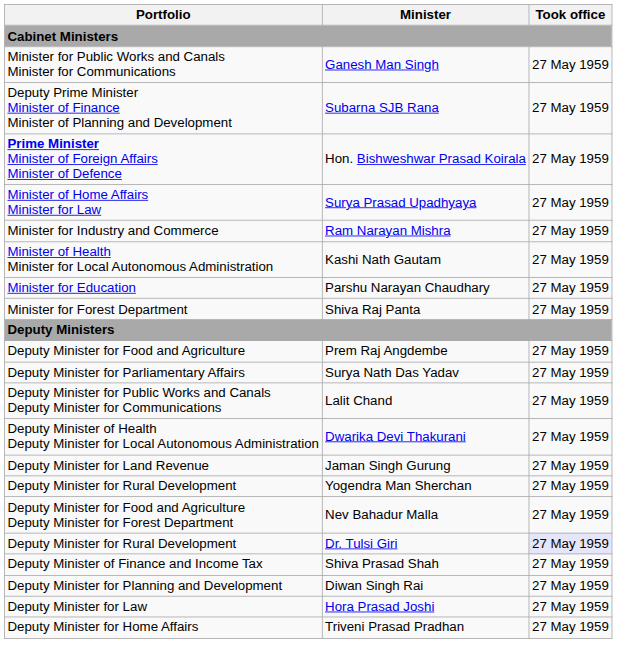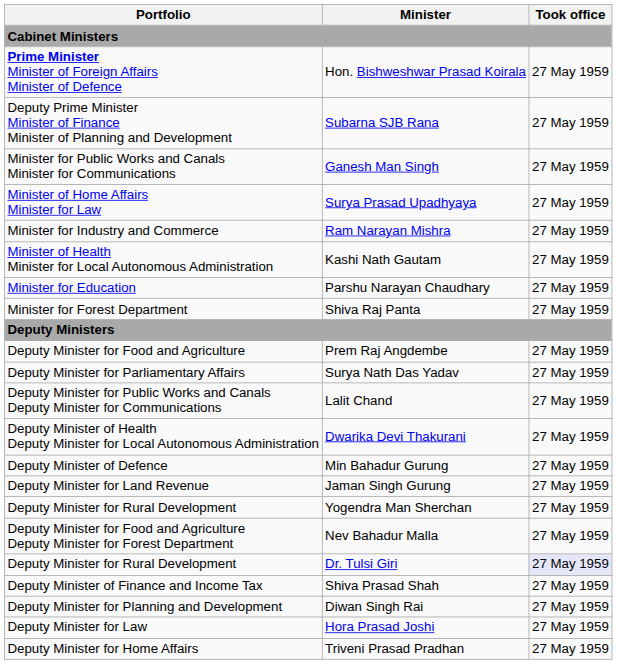rows swapped: (425, 159) <-> (382, 64)
+ row: (387, 465)
